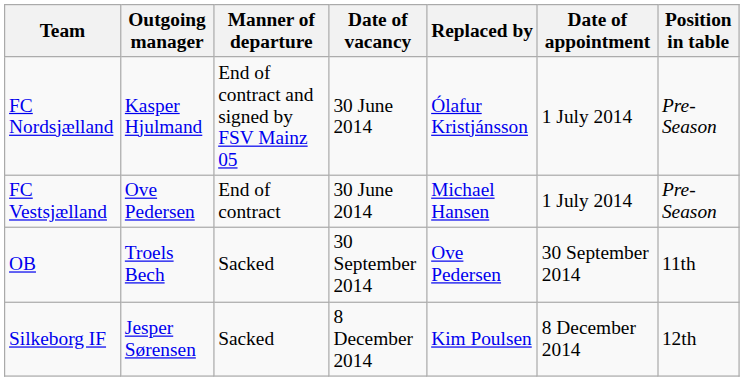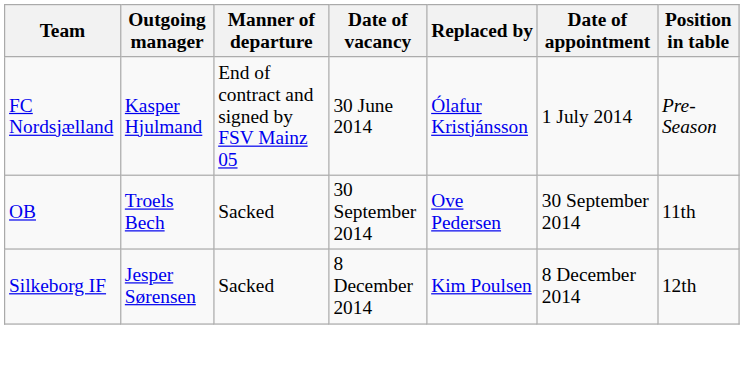- row: (58, 201)
